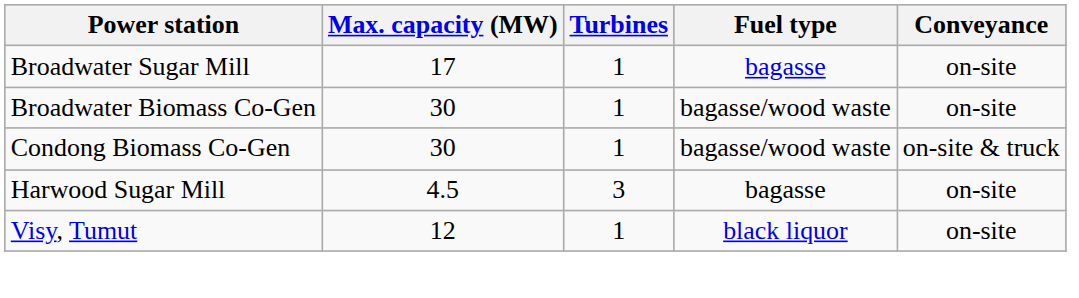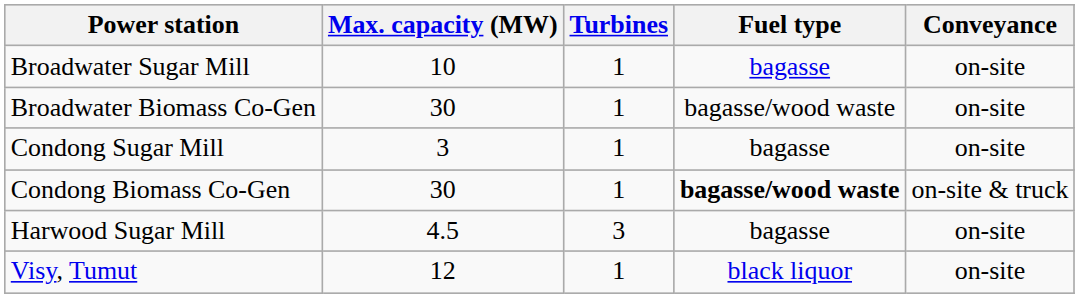(443, 66) 17 -> (443, 66) 10
+ row: (117, 148)
(785, 148) normal -> (790, 189) bold
